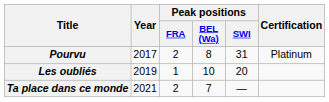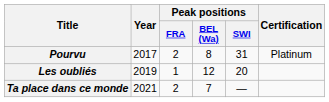(209, 71) 10 -> (209, 71) 12
